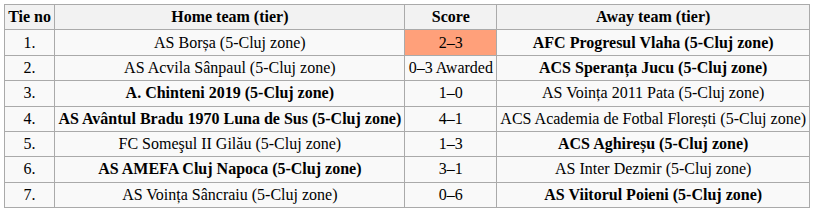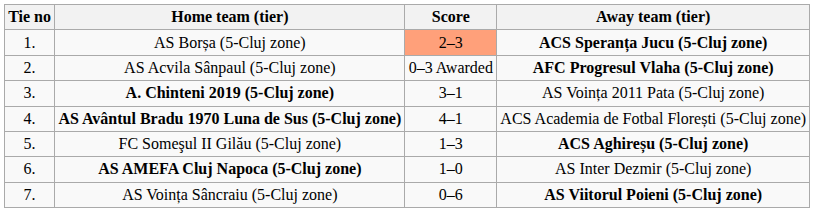(653, 42) AFC Progresul Vlaha (5-Cluj zone) -> (653, 42) ACS Speranța Jucu (5-Cluj zone)
(653, 67) ACS Speranța Jucu (5-Cluj zone) -> (653, 67) AFC Progresul Vlaha (5-Cluj zone)
(451, 93) 1–0 -> (451, 93) 3–1
(451, 169) 3–1 -> (451, 169) 1–0
